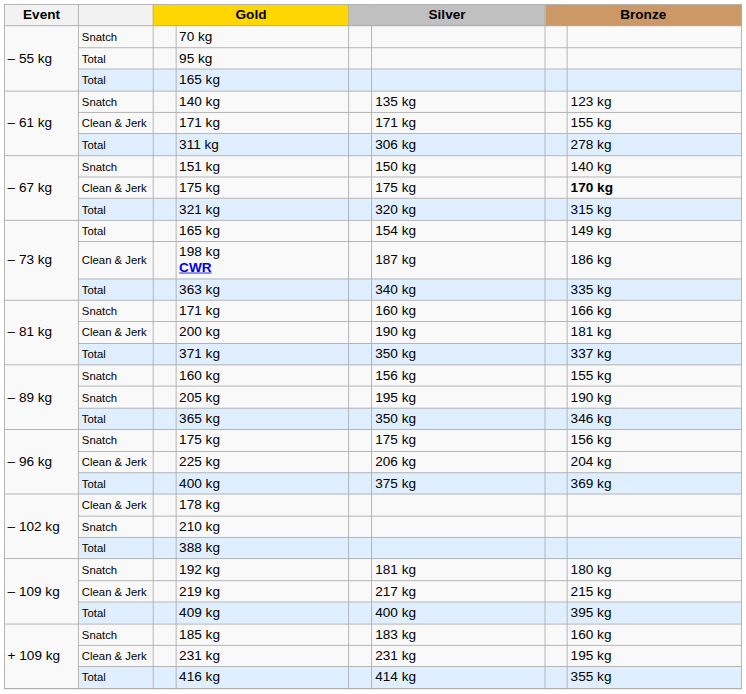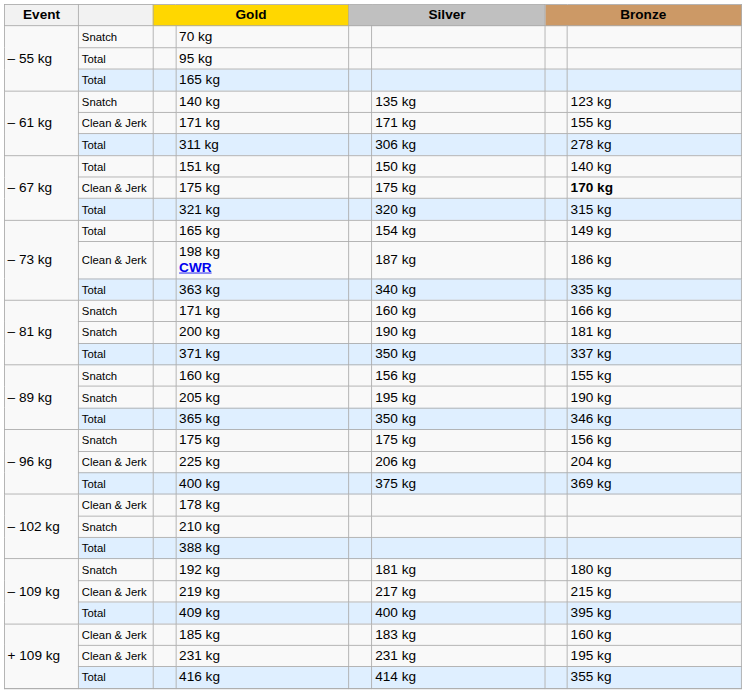(99, 167) Snatch -> (94, 167) Total
(114, 333) Clean & Jerk -> (99, 333) Snatch
(99, 635) Snatch -> (114, 635) Clean & Jerk
